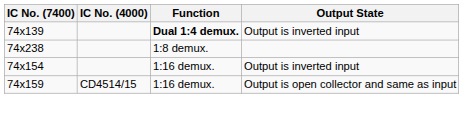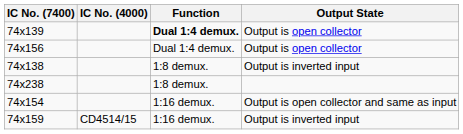(302, 31) Output is inverted input -> (303, 31) Output is open collector
+ row: (25, 48)
+ row: (25, 66)
(302, 66) Output is inverted input -> (350, 102) Output is open collector and same as input
(350, 84) Output is open collector and same as input -> (302, 119) Output is inverted input
